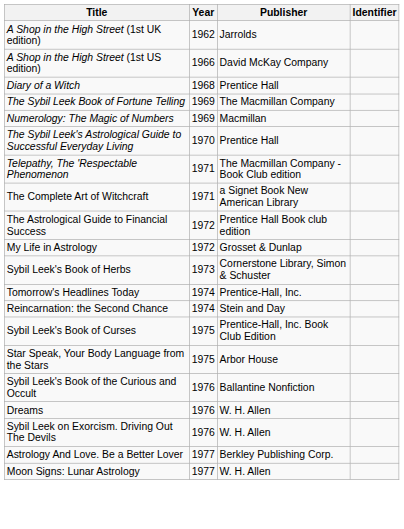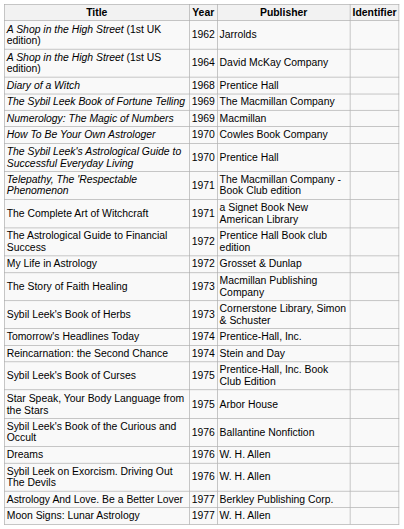(203, 63) 1966 -> (203, 63) 1964
+ row: (81, 135)
+ row: (67, 286)
